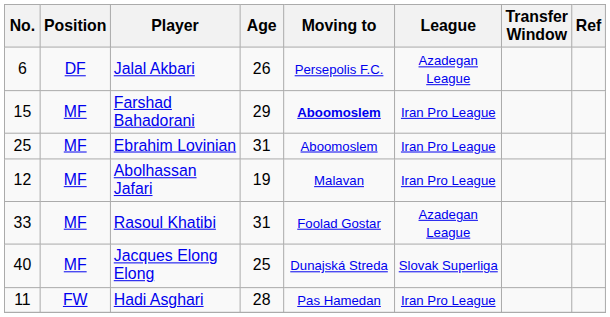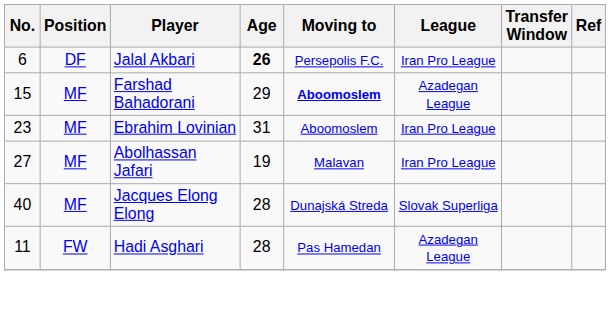(262, 68) normal -> (262, 60) bold
(448, 69) Azadegan League -> (448, 60) Iran Pro League
(448, 112) Iran Pro League -> (448, 95) Azadegan League
(22, 145) 25 -> (22, 128) 23
(22, 179) 12 -> (22, 162) 27
- row: (165, 222)
(262, 265) 25 -> (262, 205) 28
(448, 300) Iran Pro League -> (448, 248) Azadegan League
